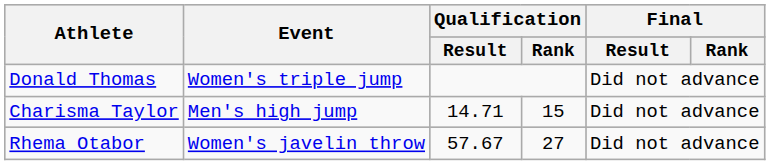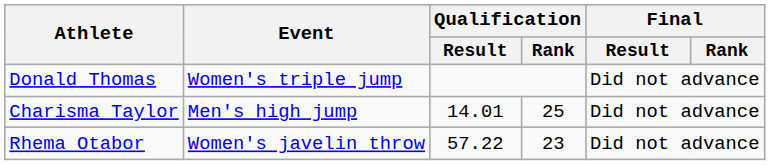(475, 112) 14.71 -> (475, 112) 14.01
(553, 112) 15 -> (553, 112) 25
(475, 143) 57.67 -> (475, 143) 57.22
(553, 143) 27 -> (553, 143) 23
